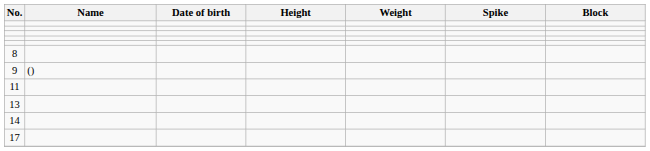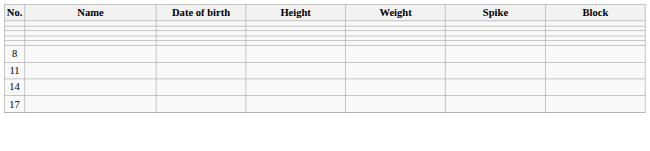- row: (15, 70)
- row: (15, 104)
